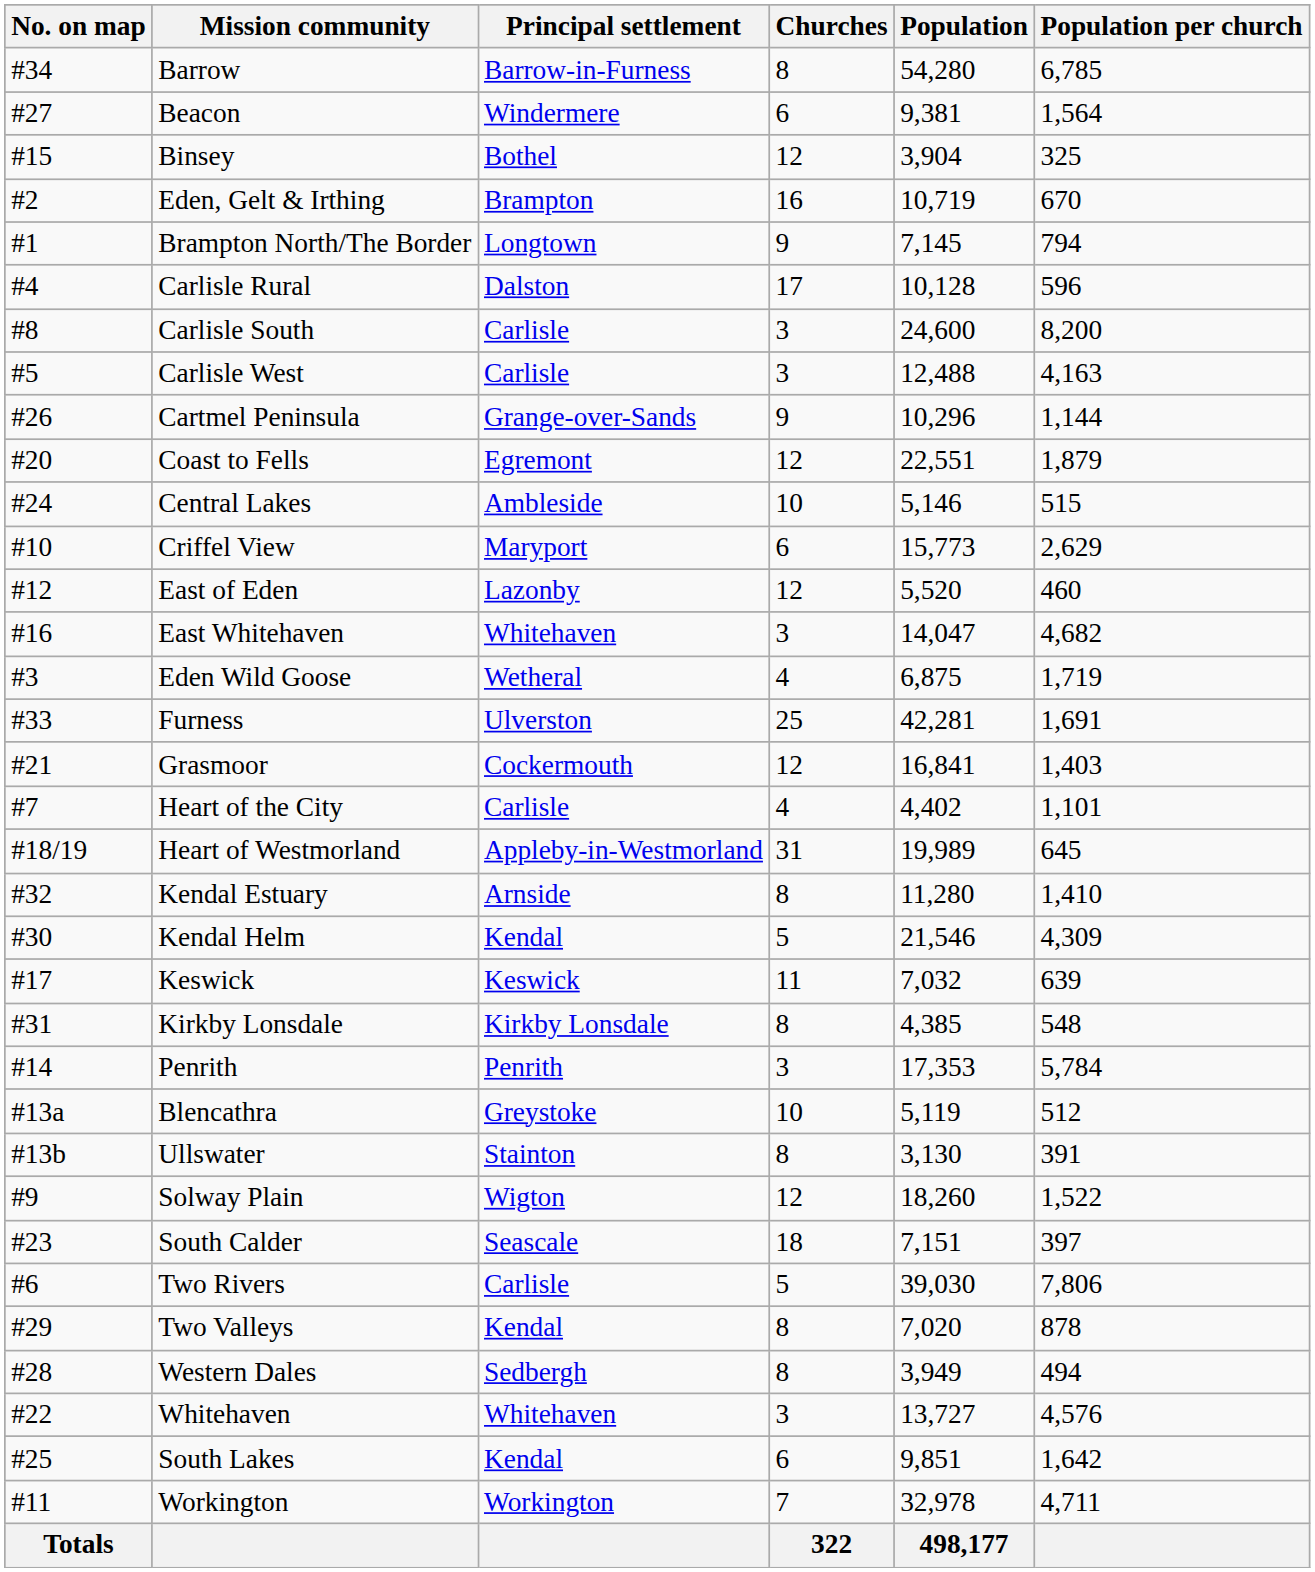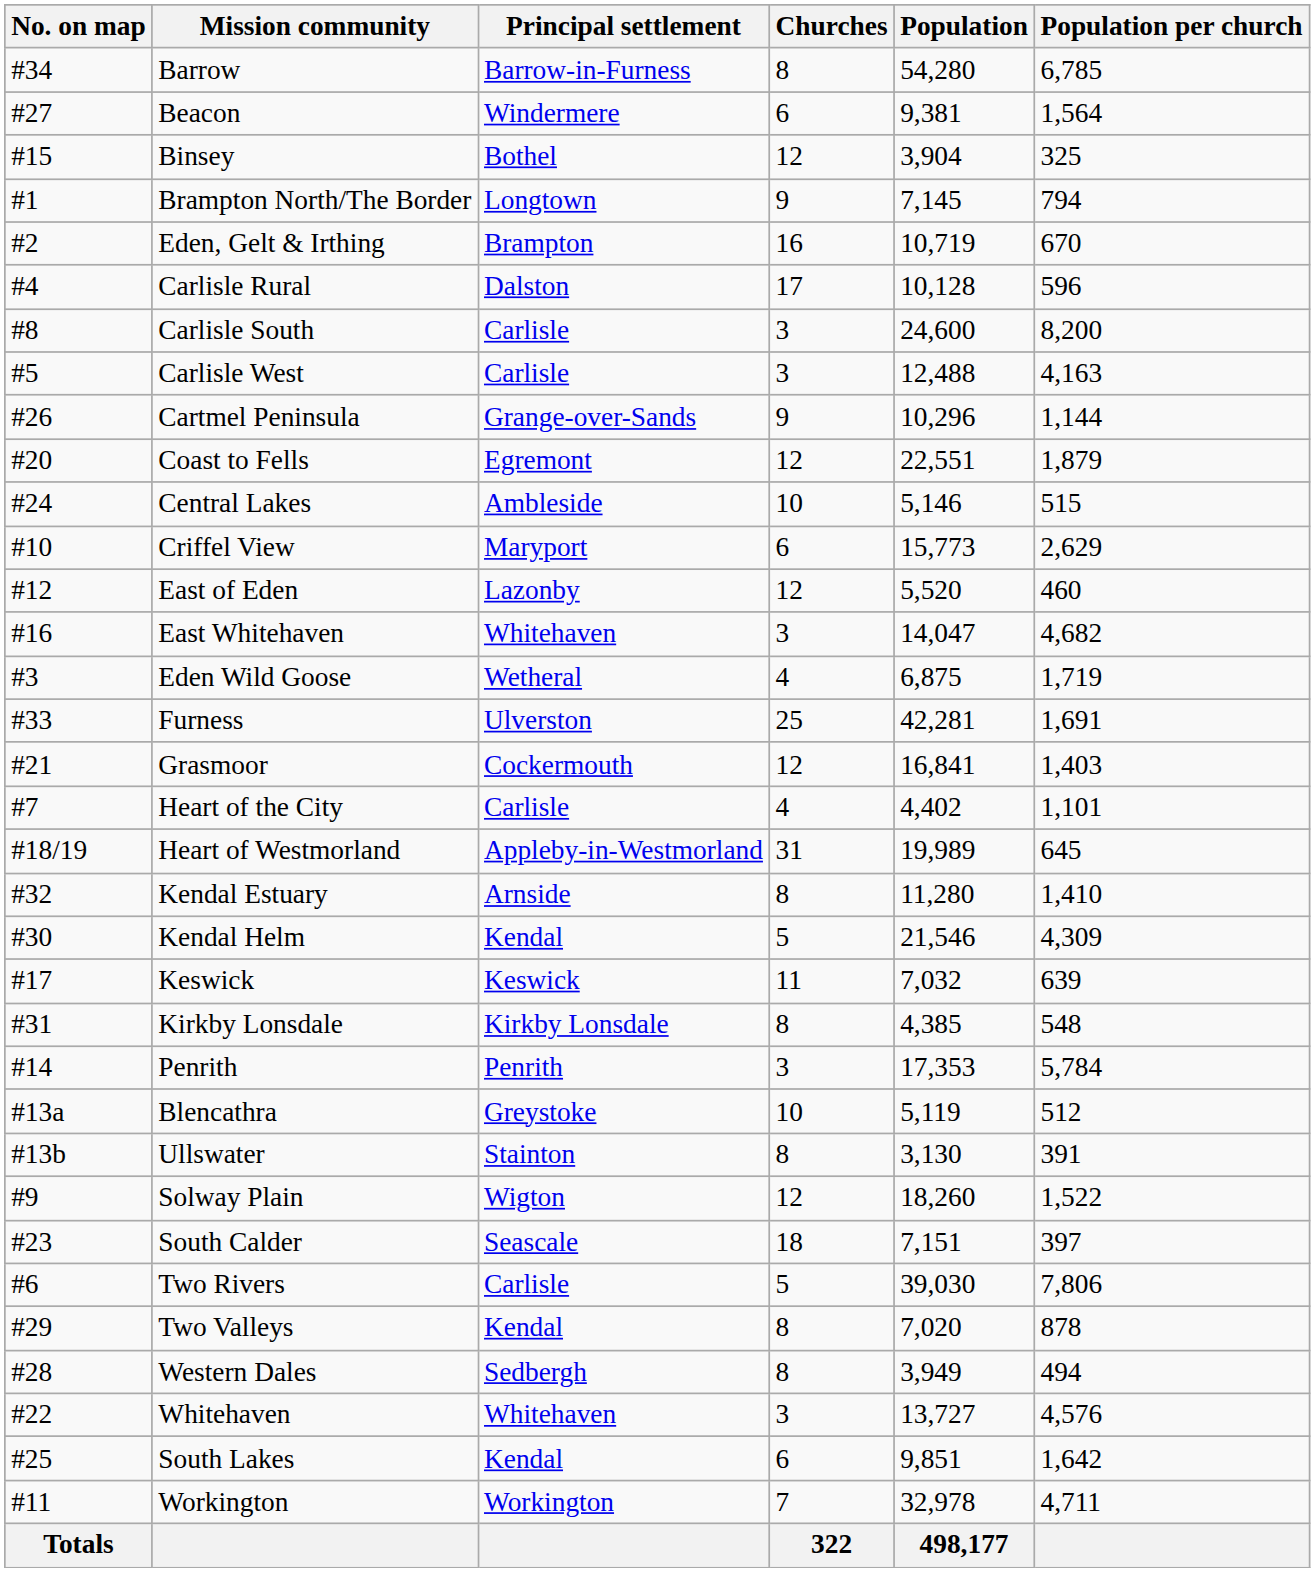rows swapped: (272, 199) <-> (315, 243)
